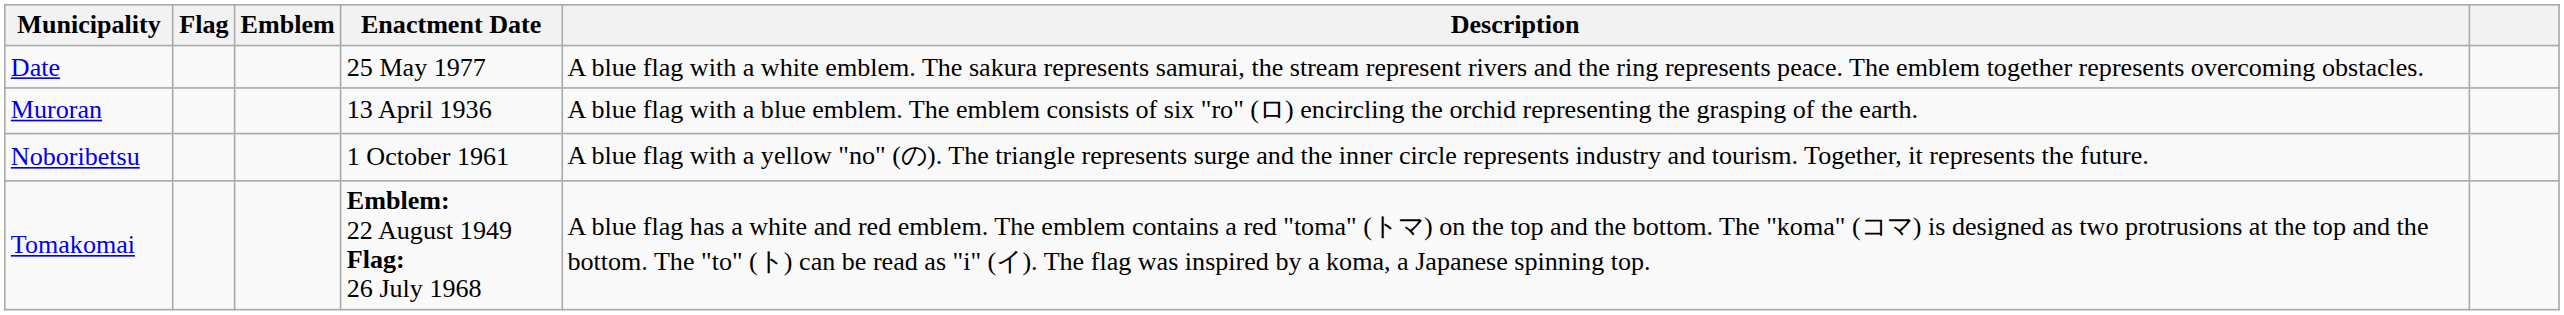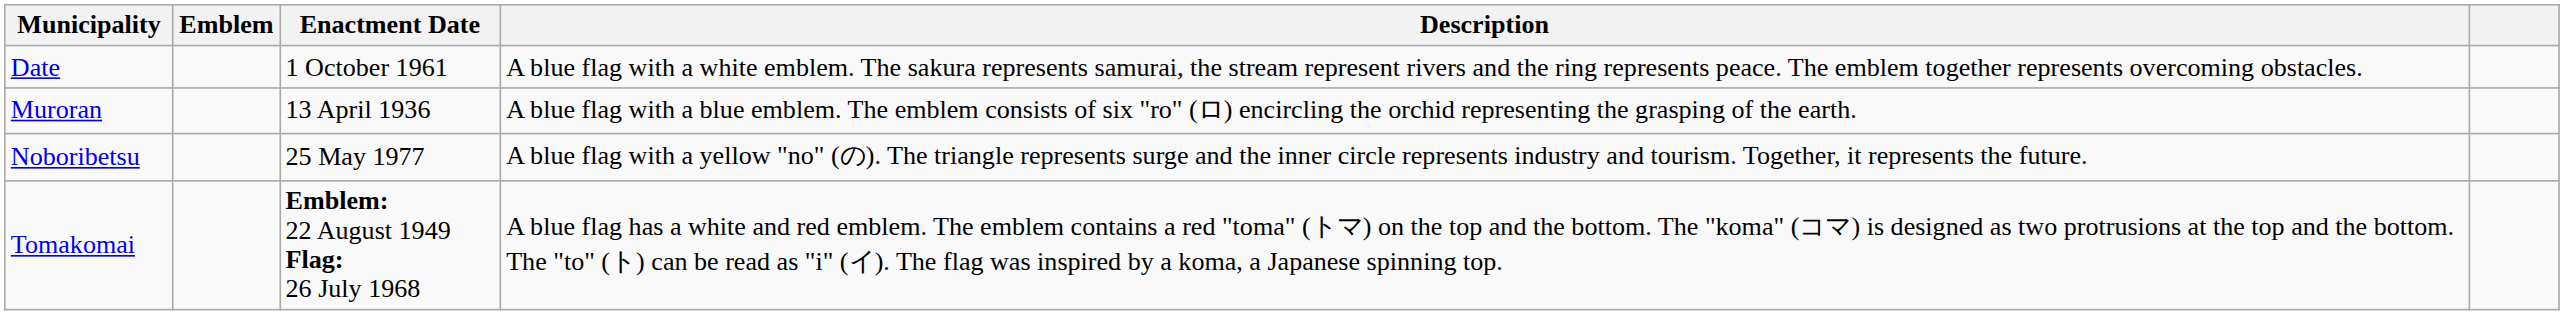- column: (204, 25)
(416, 66) 25 May 1977 -> (367, 66) 1 October 1961
(428, 156) 1 October 1961 -> (355, 156) 25 May 1977
